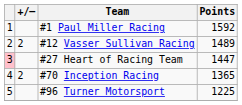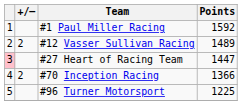(223, 77) 1365 -> (223, 77) 1366
